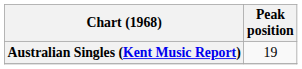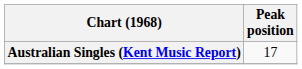(270, 52) 19 -> (270, 52) 17
